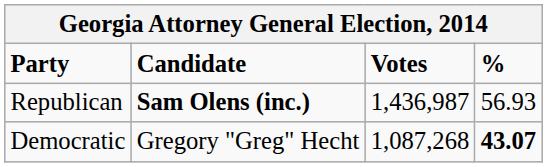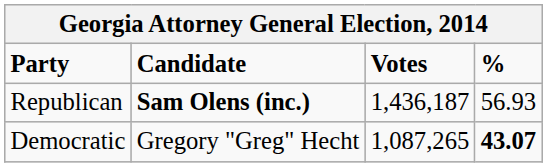(420, 102) 1,436,987 -> (420, 102) 1,436,187
(420, 141) 1,087,268 -> (420, 141) 1,087,265
